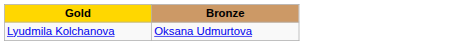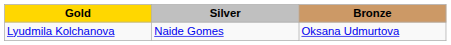+ column: (225, 13)
